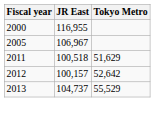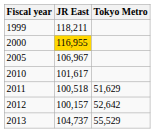+ row: (16, 27)
(72, 27) no background -> (72, 43) gold background
+ row: (16, 74)
